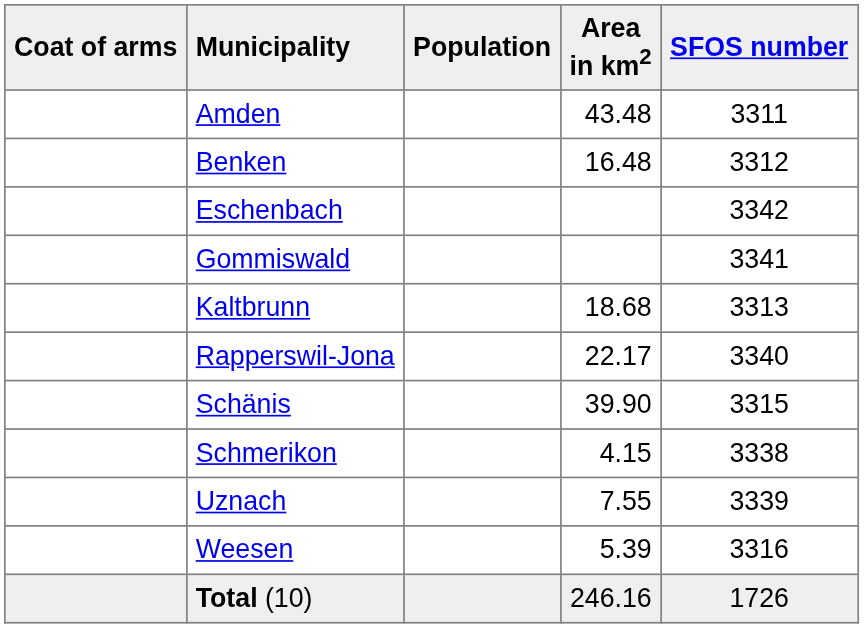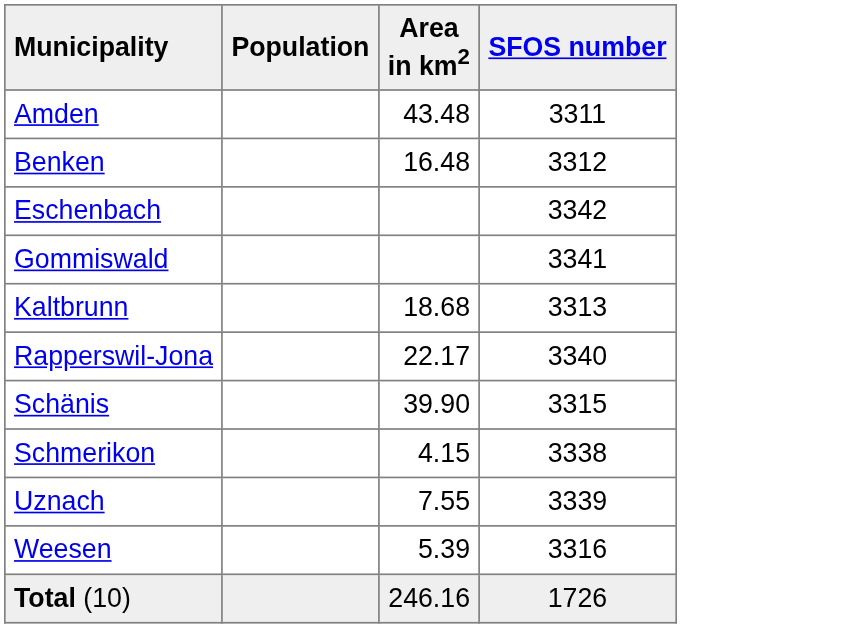- column: (96, 47)
